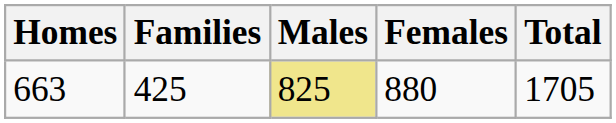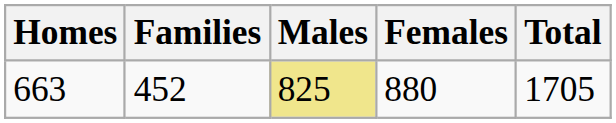(160, 88) 425 -> (160, 88) 452
